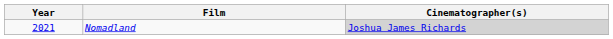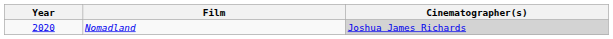(44, 27) 2021 -> (44, 27) 2020
